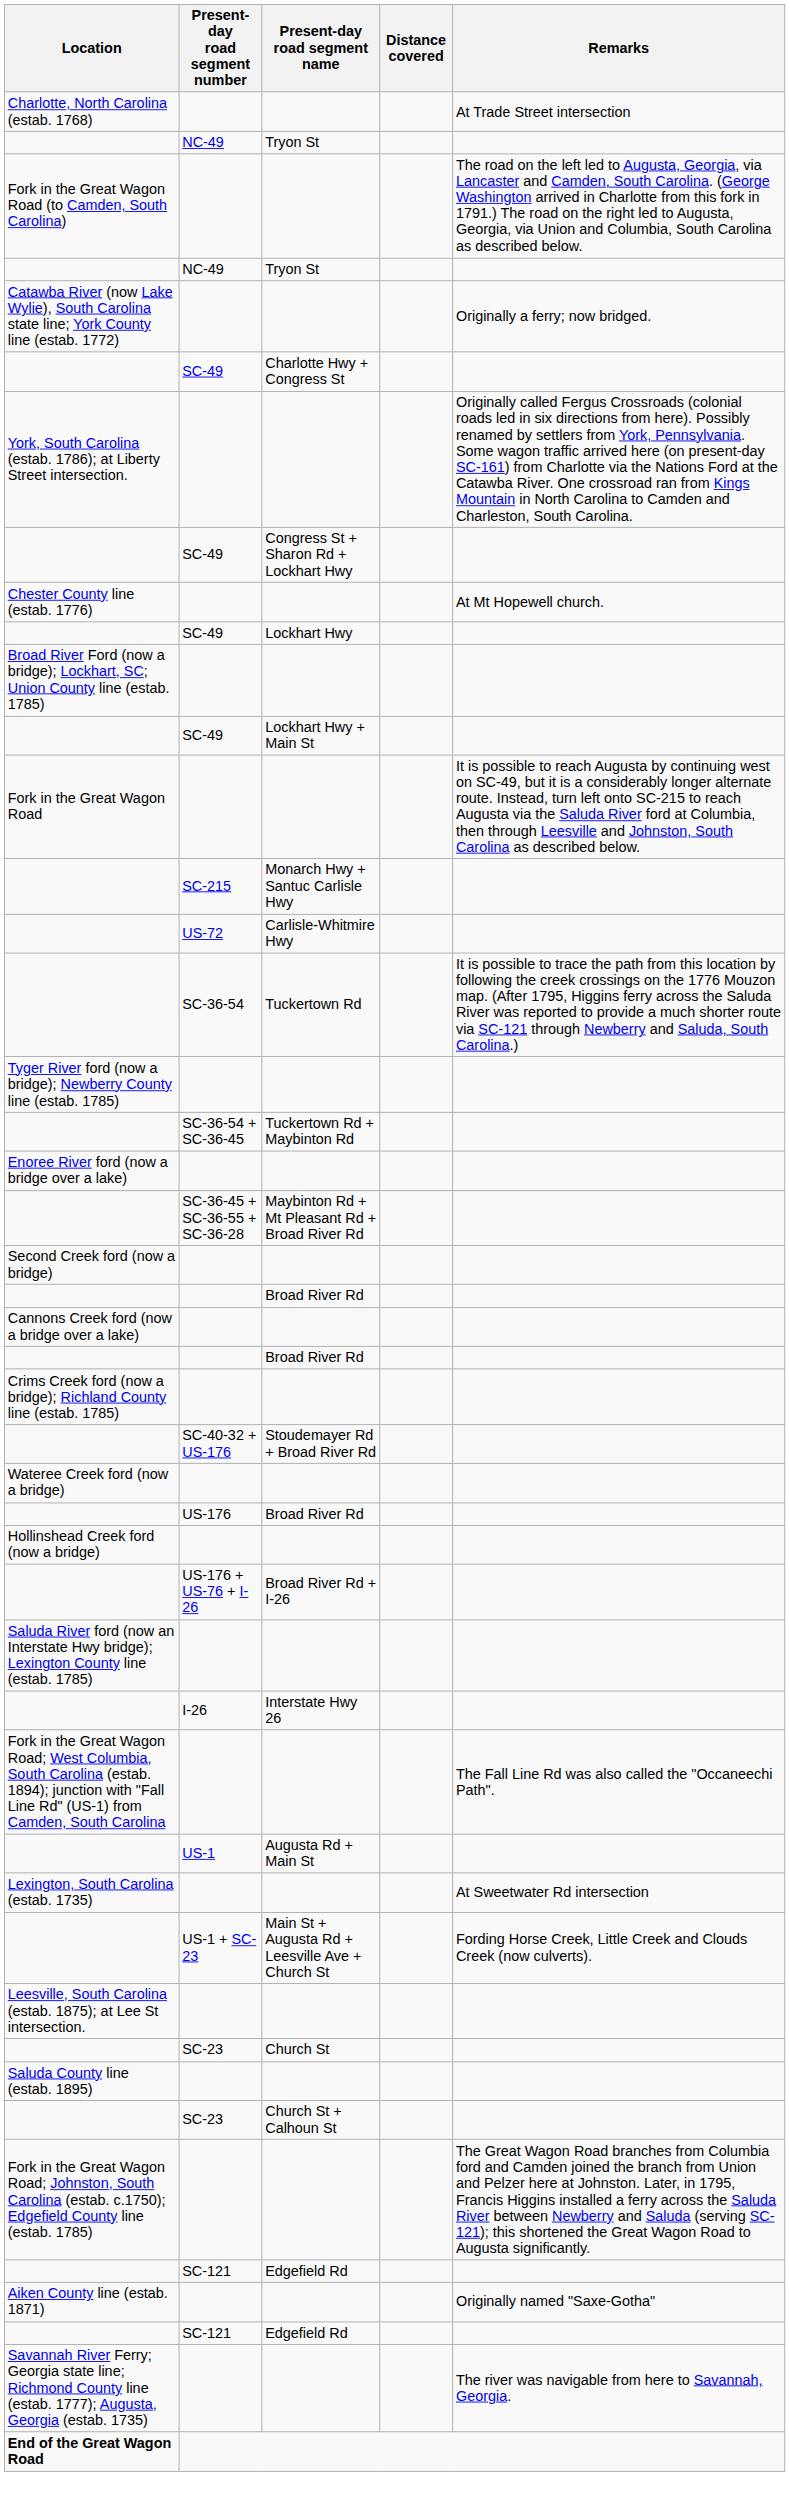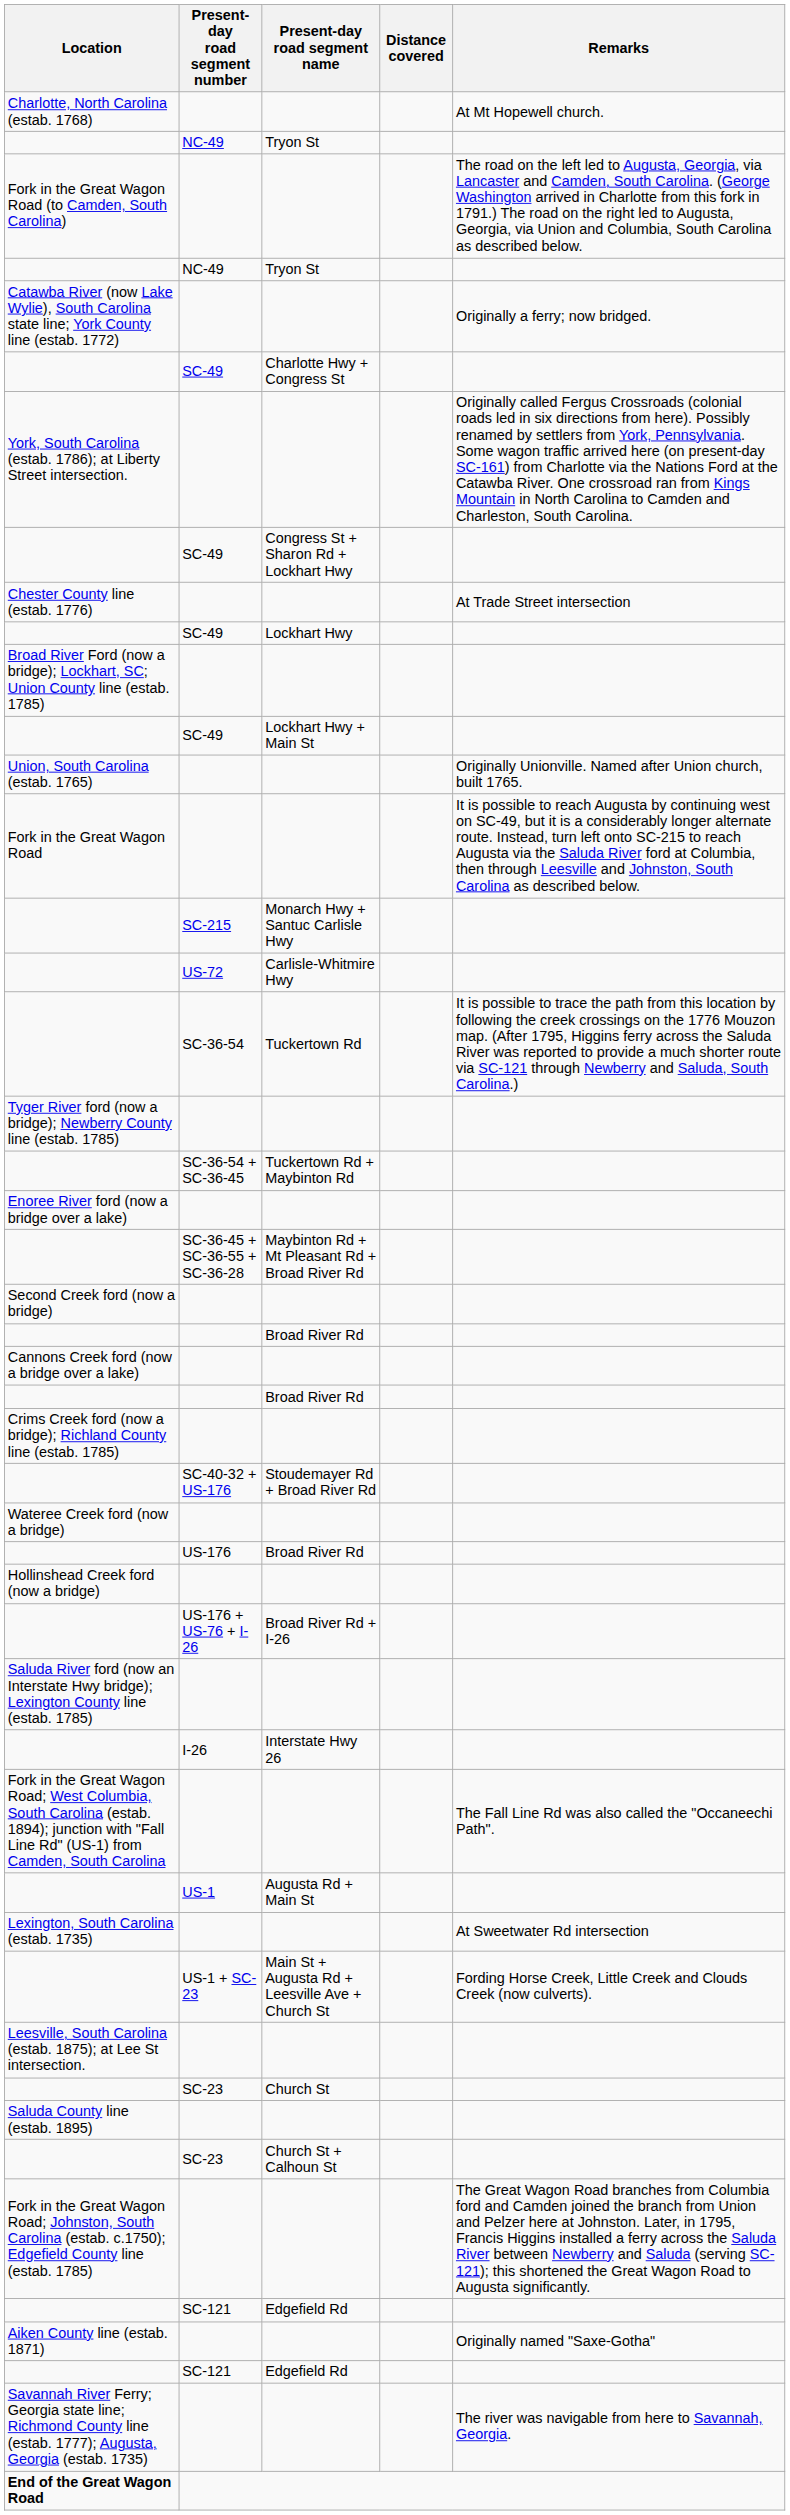(543, 111) At Trade Street intersection -> (530, 111) At Mt Hopewell church.
(530, 602) At Mt Hopewell church. -> (543, 602) At Trade Street intersection
+ row: (78, 774)
